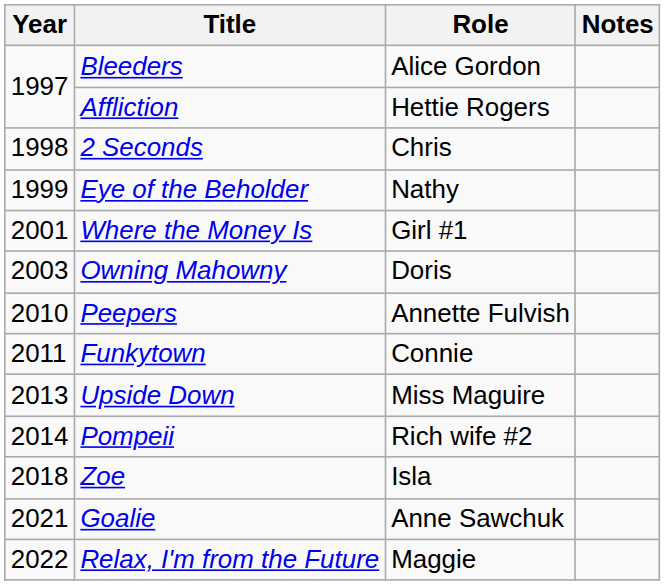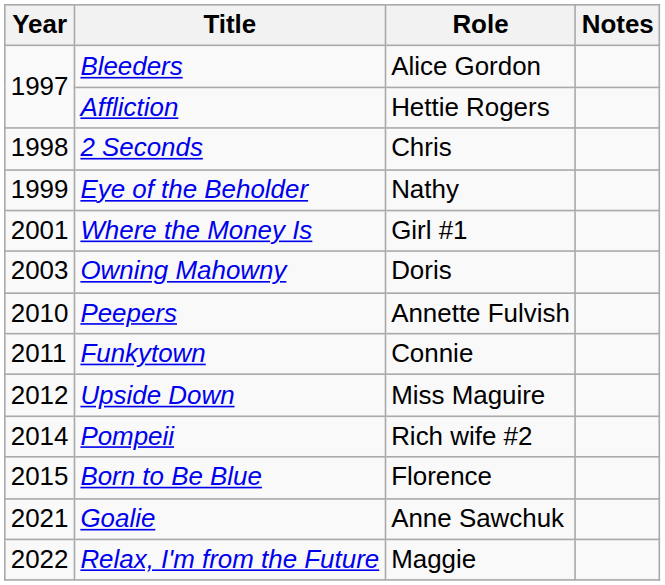(40, 395) 2013 -> (40, 395) 2012
+ row: (171, 477)
- row: (103, 477)
